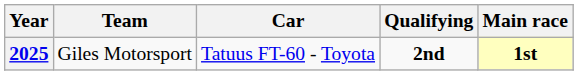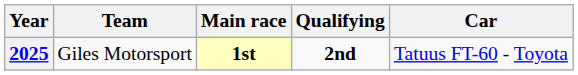columns swapped: (288, 21) <-> (525, 21)
